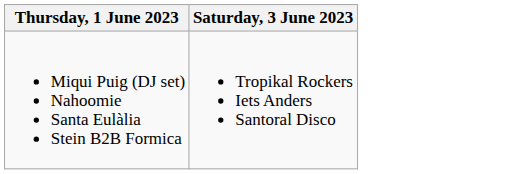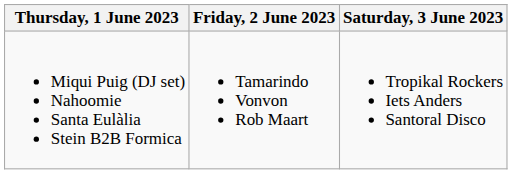+ column: (264, 17)
